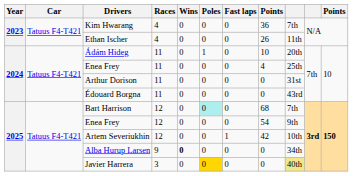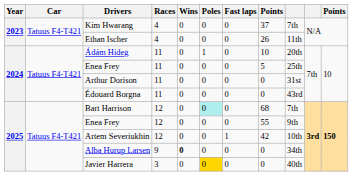(265, 24) 36 -> (265, 24) 37
(263, 66) 4 -> (263, 66) 5
(265, 122) 54 -> (265, 122) 55
(295, 164) khaki background -> (295, 164) no background
